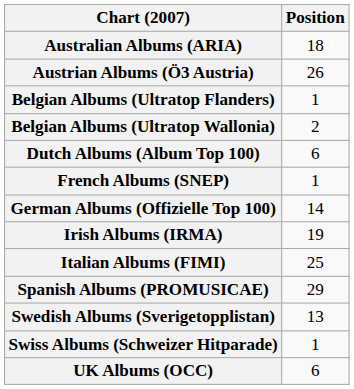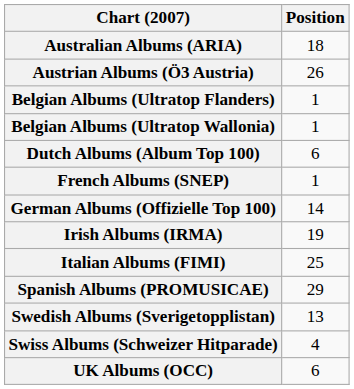(315, 126) 2 -> (315, 126) 1
(315, 343) 1 -> (315, 343) 4
